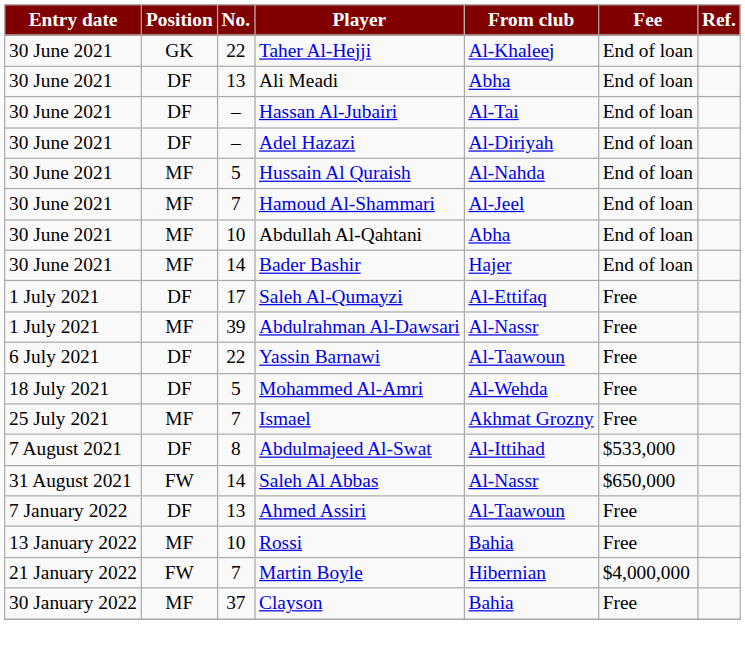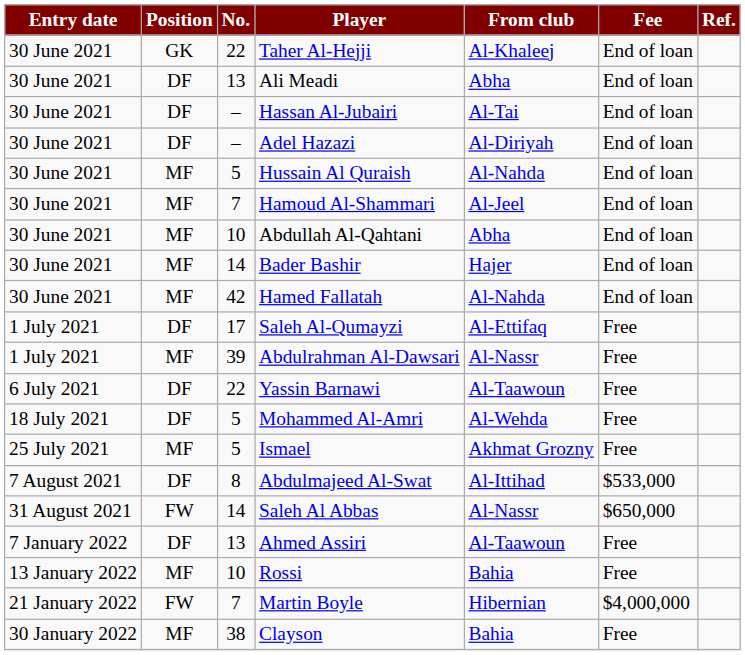+ row: (321, 296)
(236, 419) 7 -> (236, 449) 5
(236, 603) 37 -> (236, 633) 38
